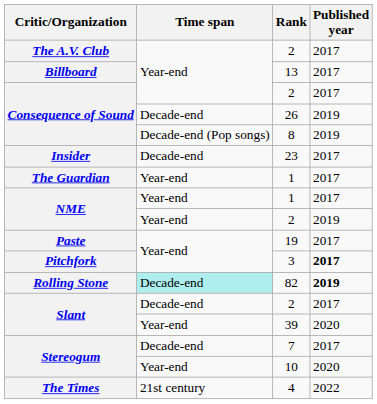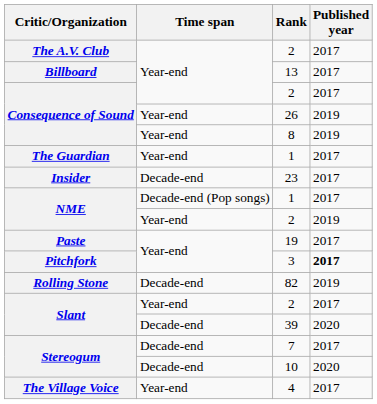(172, 114) Decade-end -> (164, 114) Year-end
(205, 135) Decade-end (Pop songs) -> (164, 135) Year-end
rows swapped: (71, 177) <-> (71, 156)
(164, 198) Year-end -> (205, 198) Decade-end (Pop songs)
(172, 282) paleturquoise background -> (172, 282) no background
(326, 282) bold -> (326, 282) normal
(172, 303) Decade-end -> (164, 303) Year-end
(164, 324) Year-end -> (172, 324) Decade-end
(164, 366) Year-end -> (172, 366) Decade-end
+ row: (71, 388)
- row: (71, 388)
